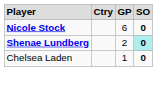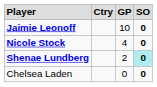+ row: (41, 27)
(125, 27) 6 -> (125, 43) 4
(125, 58) 1 -> (125, 74) 0
